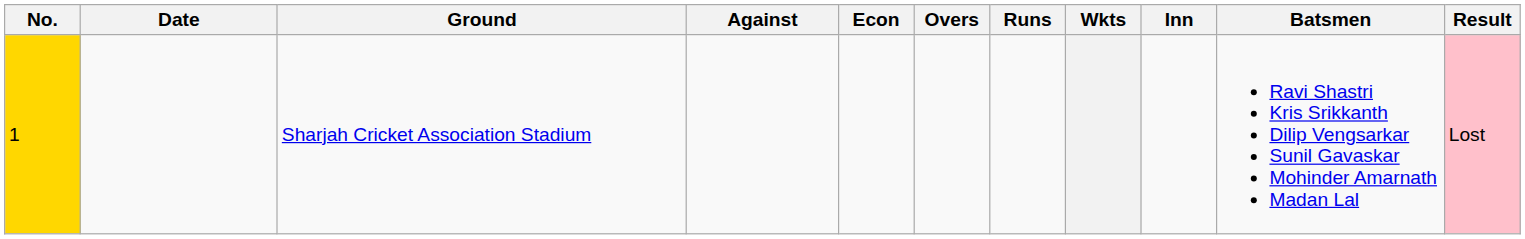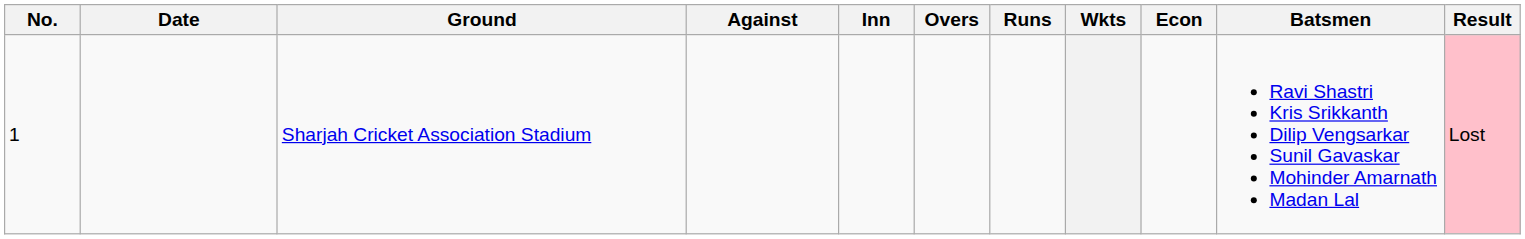columns swapped: (1179, 19) <-> (876, 19)
(14, 134) gold background -> (14, 134) no background
